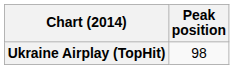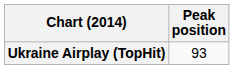(199, 53) 98 -> (199, 53) 93
